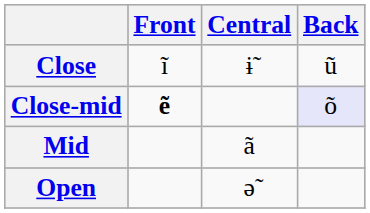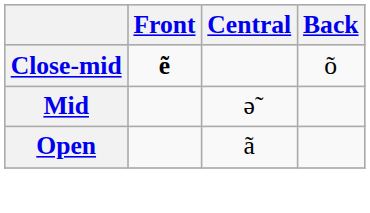- row: (66, 65)
(331, 106) lavender background -> (331, 65) no background
(249, 146) ã -> (249, 106) ə̃
(249, 187) ə̃ -> (249, 146) ã
